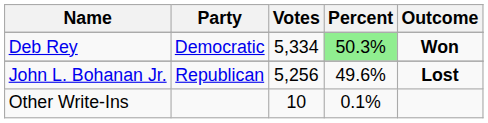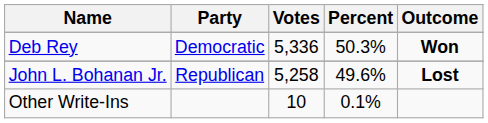(296, 46) 5,334 -> (296, 46) 5,336
(361, 46) lightgreen background -> (361, 46) no background
(296, 74) 5,256 -> (296, 74) 5,258
